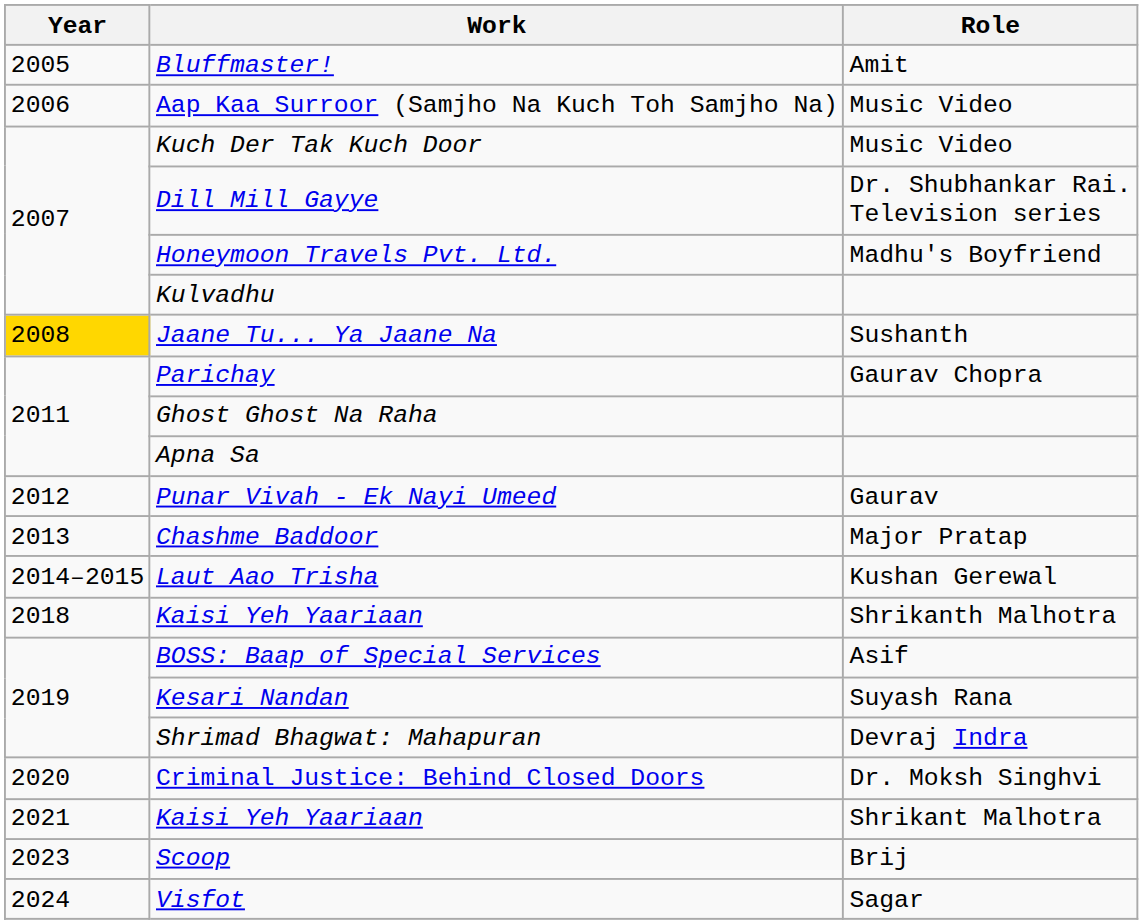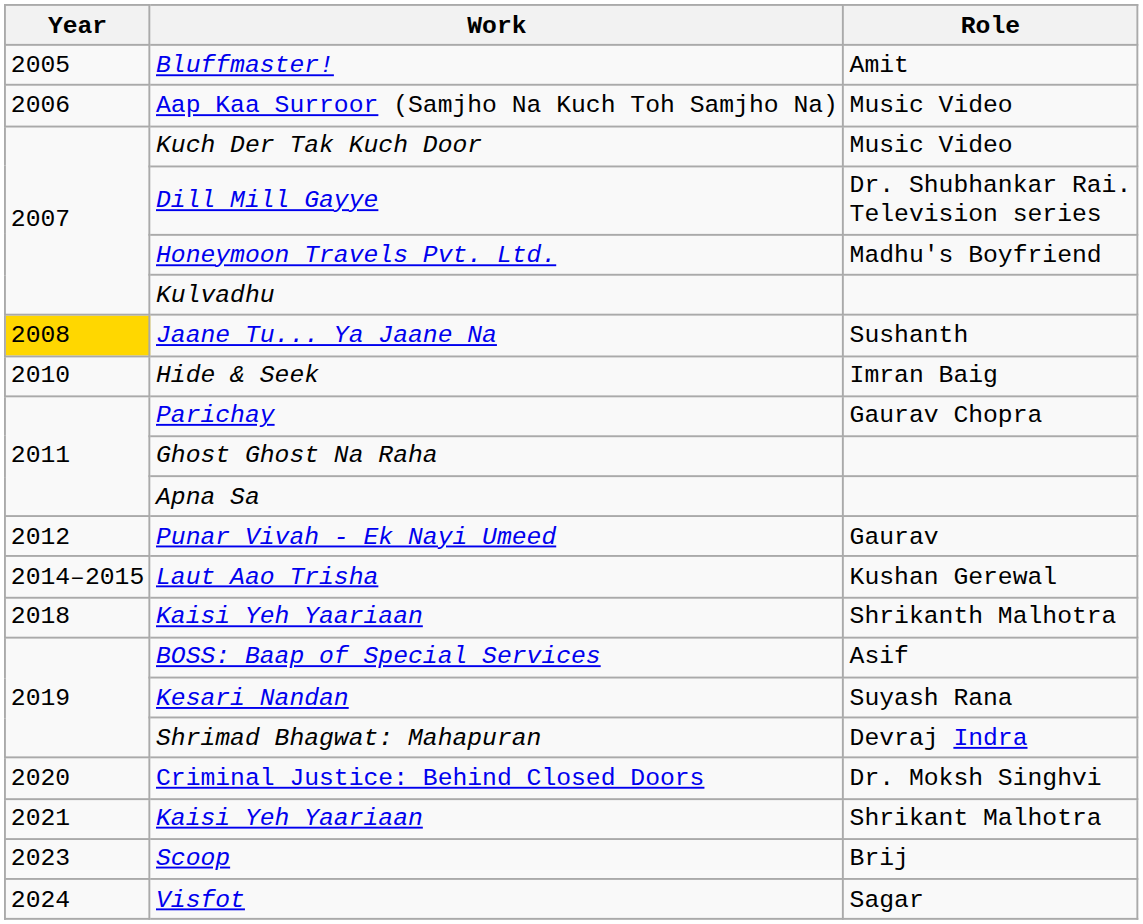+ row: (238, 376)
- row: (267, 537)
